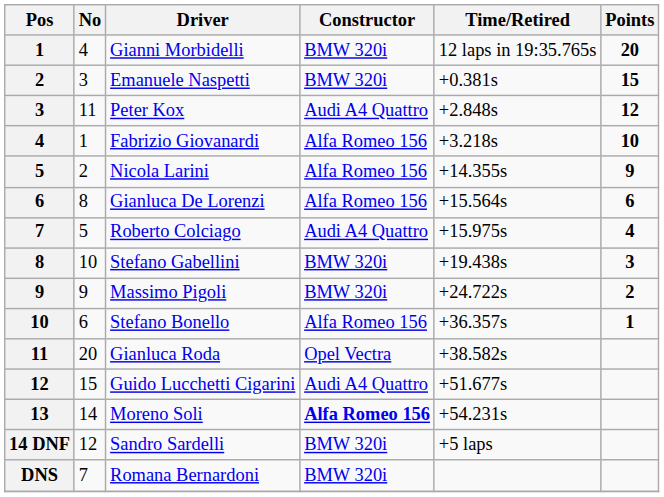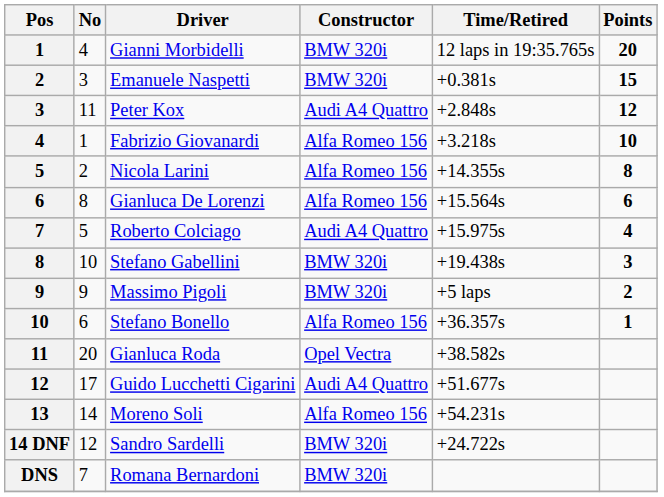(630, 171) 9 -> (628, 171) 8
(473, 292) +24.722s -> (464, 292) +5 laps
(88, 383) 15 -> (88, 383) 17
(367, 414) bold -> (366, 414) normal
(466, 444) +5 laps -> (471, 444) +24.722s
